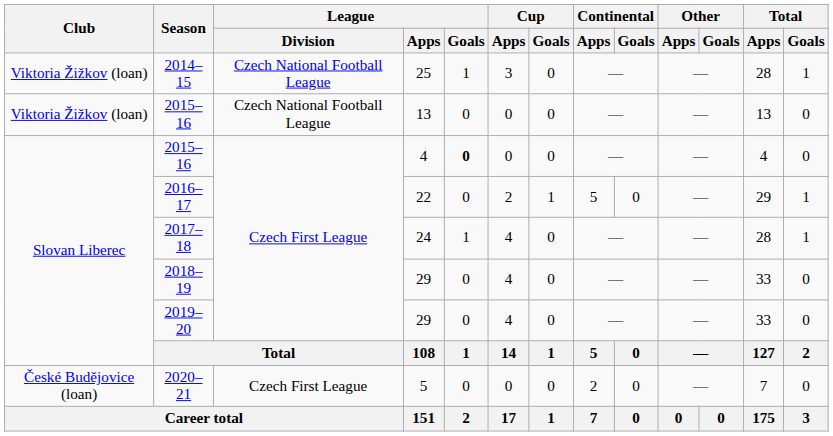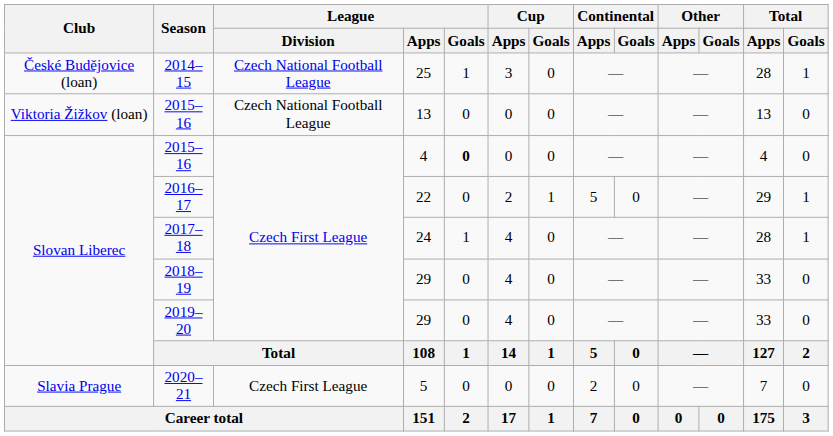(79, 73) Viktoria Žižkov (loan) -> (79, 73) České Budějovice (loan)
(79, 385) České Budějovice (loan) -> (79, 385) Slavia Prague
